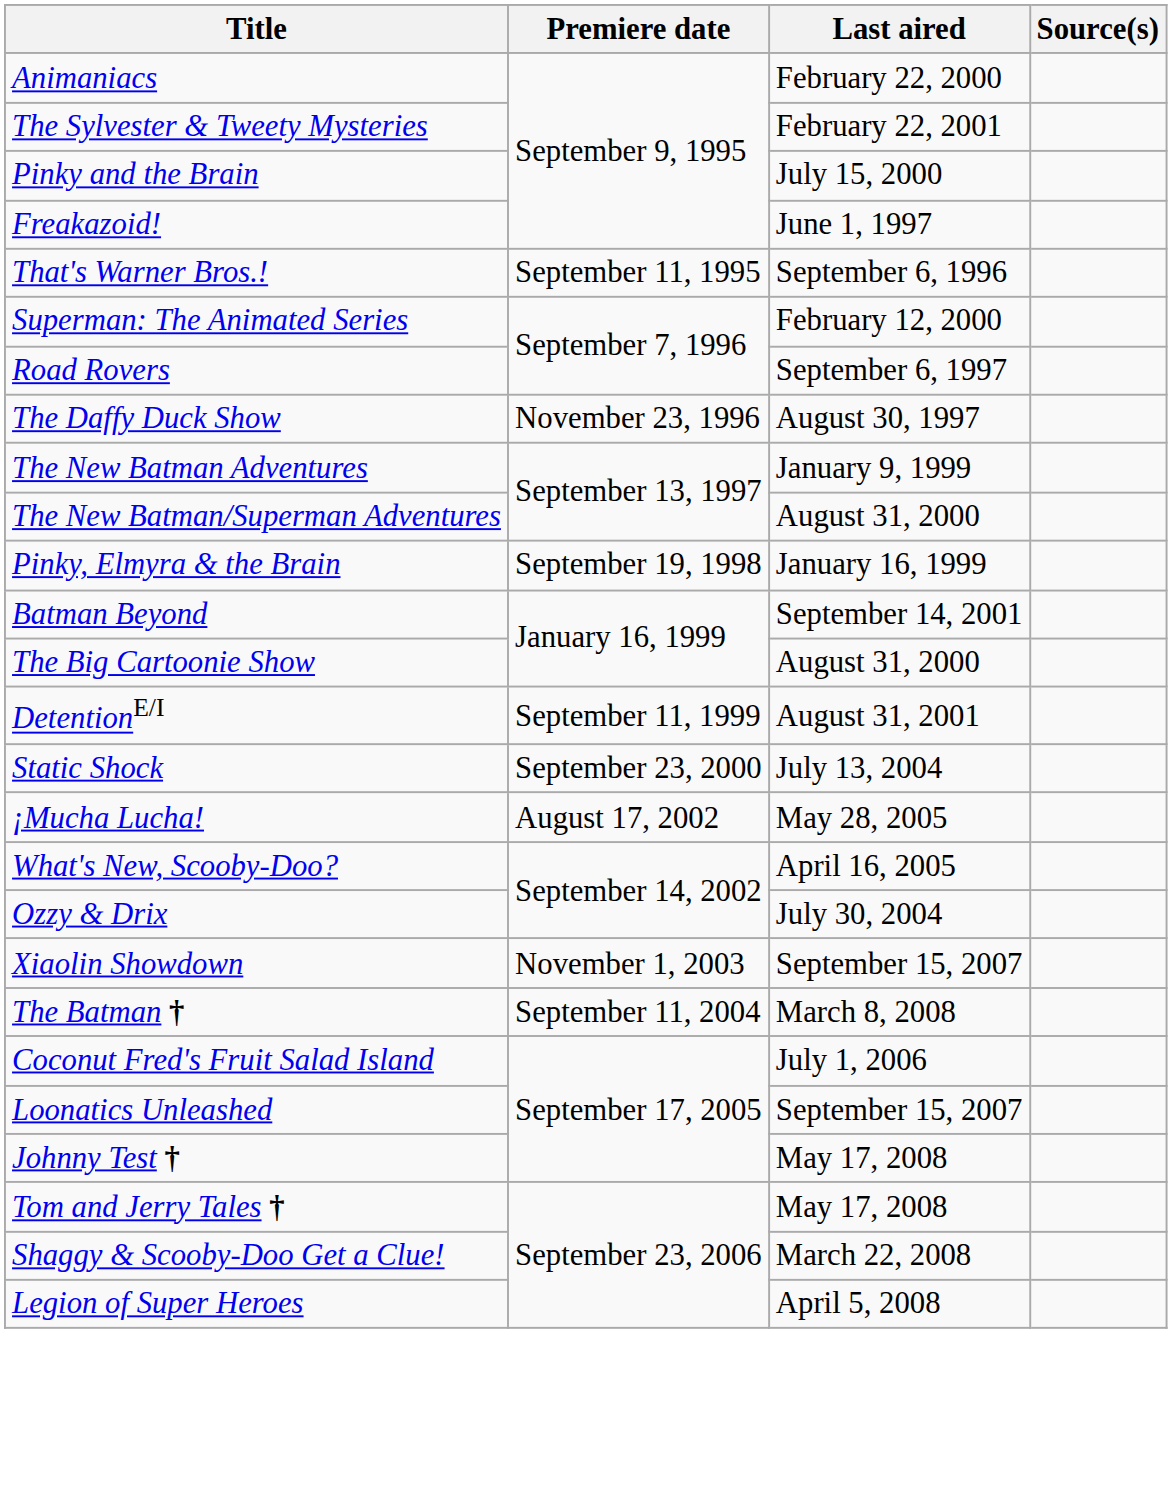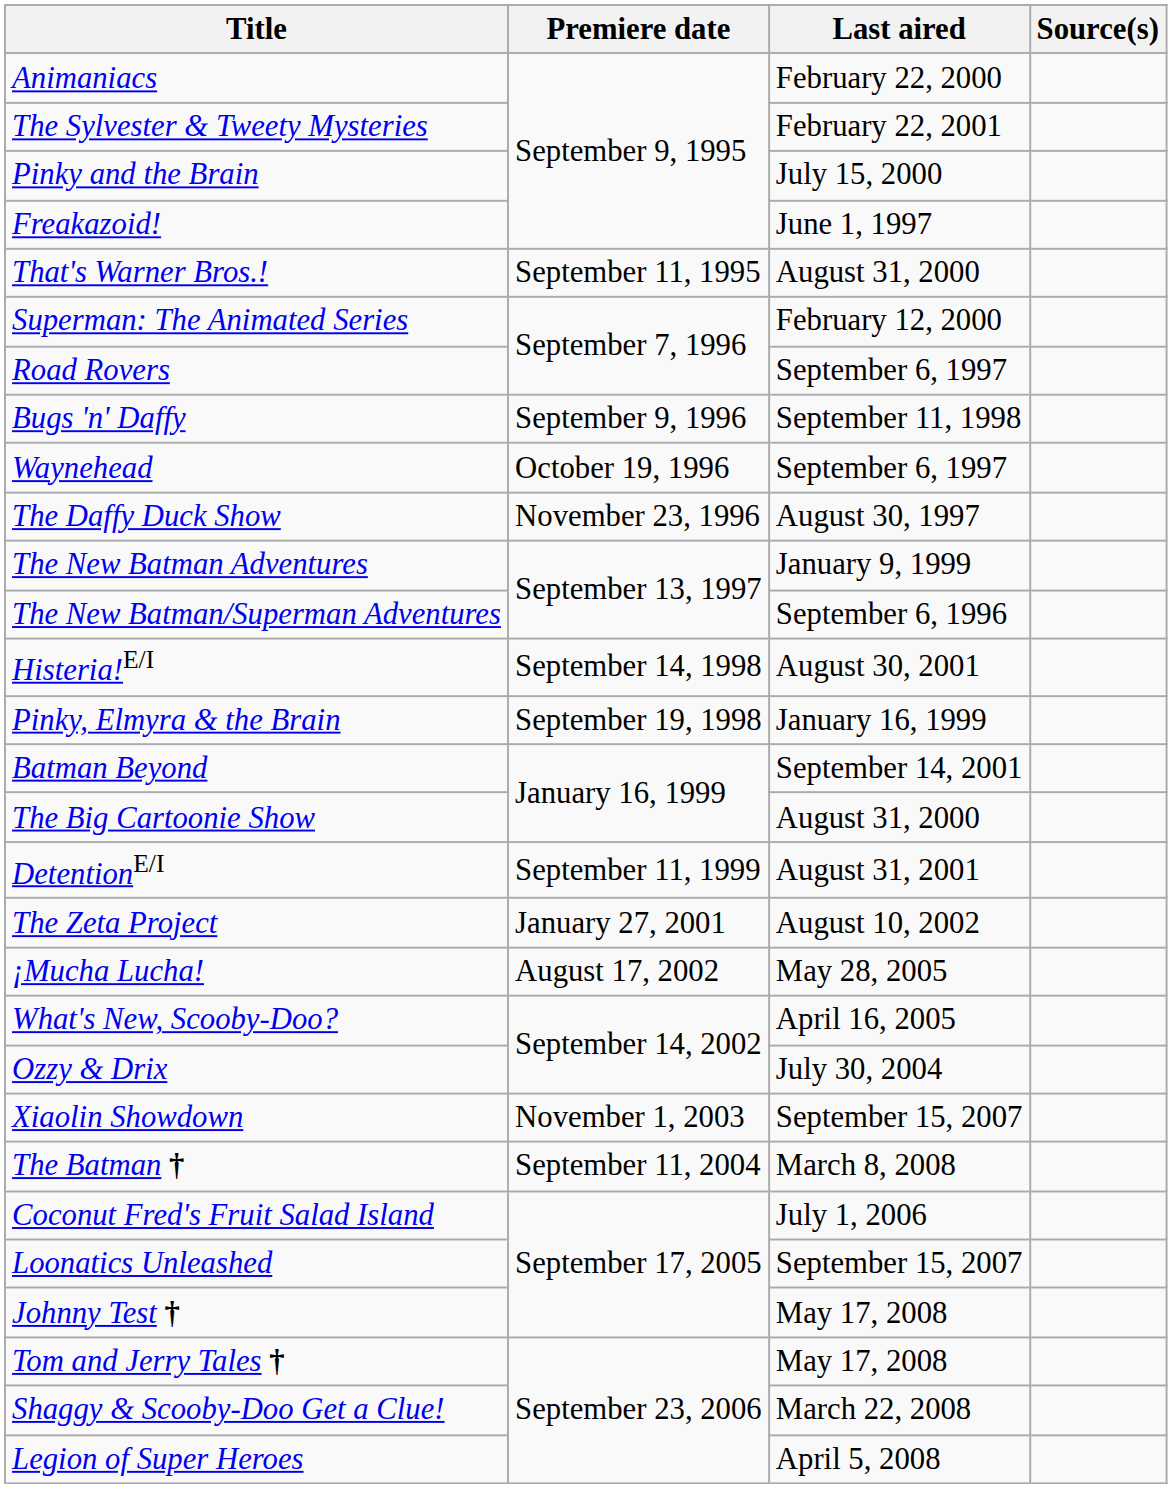(891, 272) September 6, 1996 -> (878, 272) August 31, 2000
+ row: (99, 418)
+ row: (82, 467)
(878, 516) August 31, 2000 -> (891, 613) September 6, 1996
+ row: (83, 666)
- row: (88, 767)
+ row: (115, 922)
